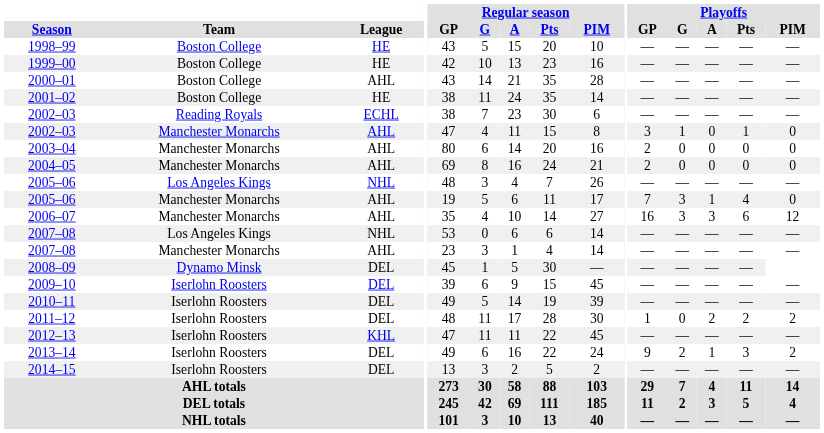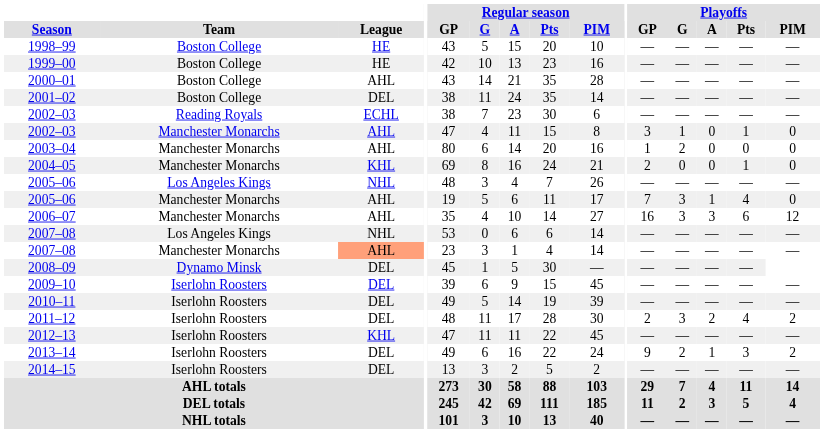(381, 97) HE -> (381, 97) DEL
(647, 148) 2 -> (647, 148) 1
(682, 148) 0 -> (682, 148) 2
(381, 165) AHL -> (381, 165) KHL
(746, 165) 0 -> (746, 165) 1
(381, 250) no background -> (381, 250) lightsalmon background
(647, 318) 1 -> (647, 318) 2
(682, 318) 0 -> (682, 318) 3
(746, 318) 2 -> (746, 318) 4
